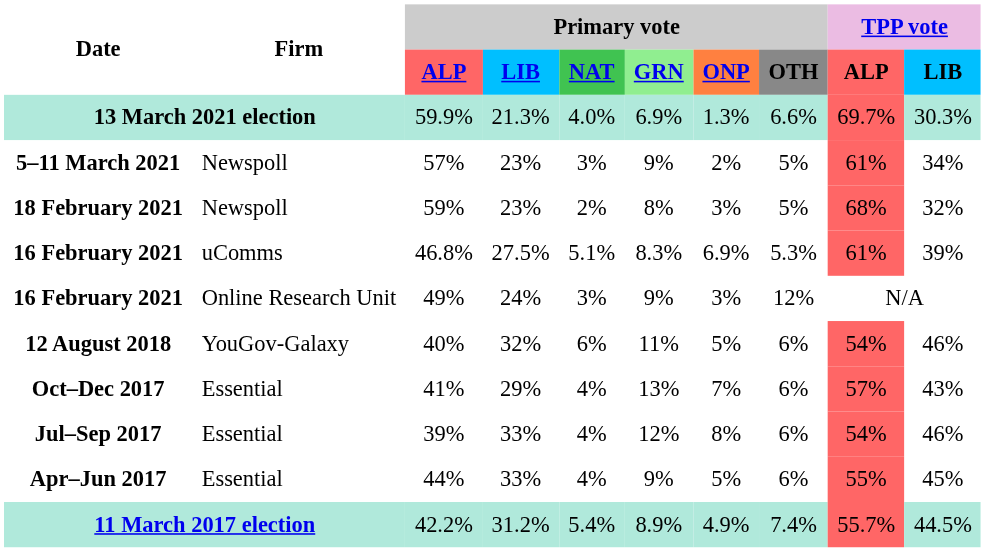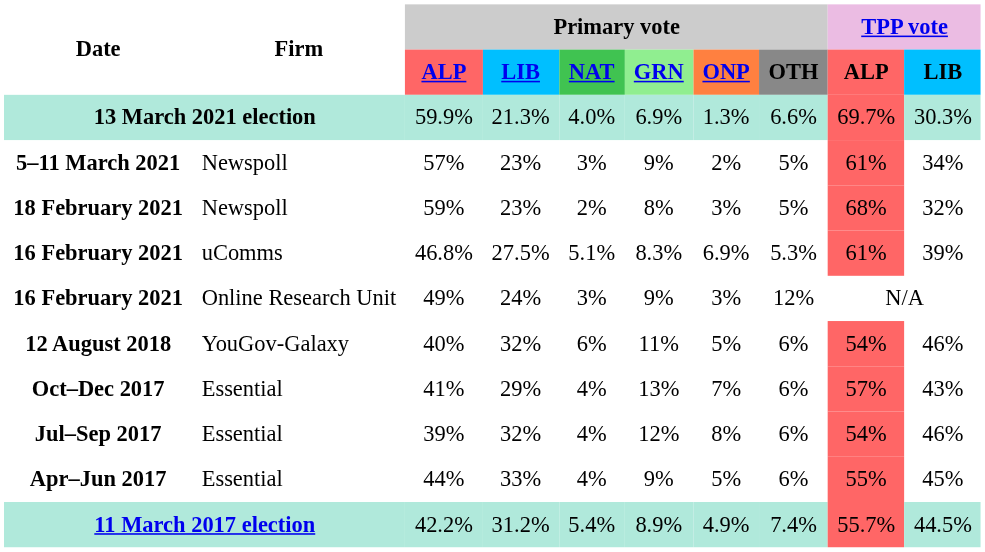(521, 433) 33% -> (521, 433) 32%
